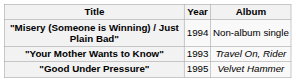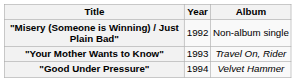(198, 33) 1994 -> (198, 33) 1992
(198, 69) 1995 -> (198, 69) 1994
